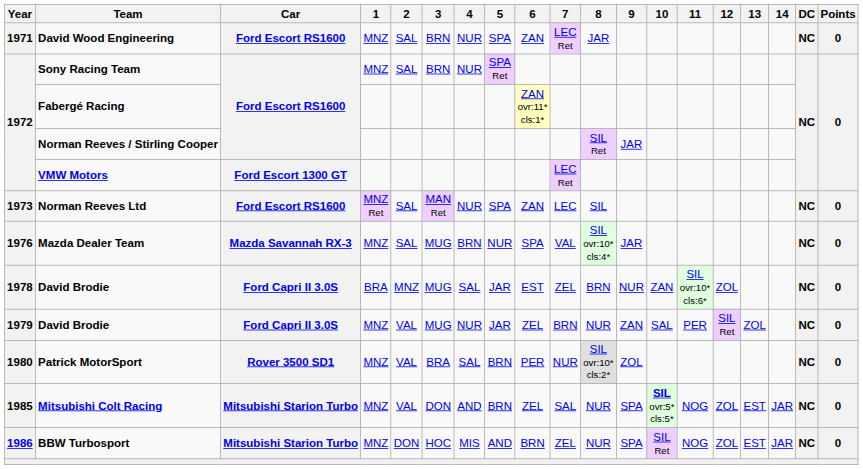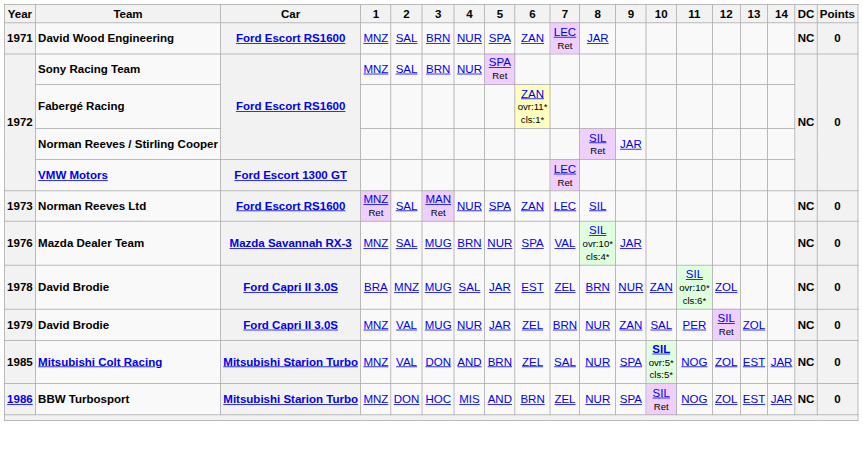- row: (20, 362)
